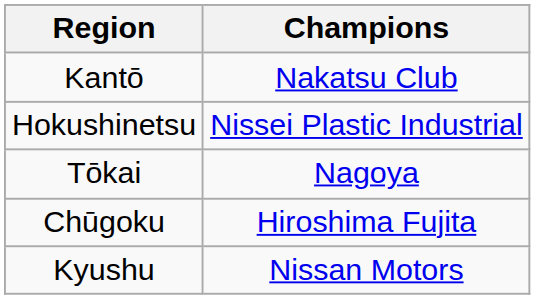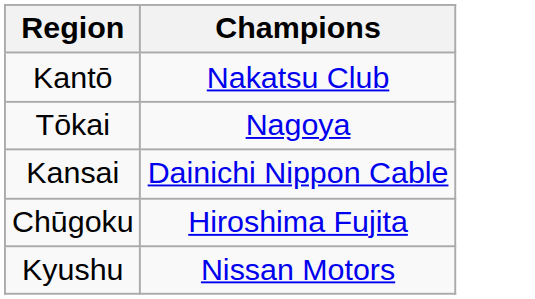- row: (104, 125)
+ row: (73, 173)
